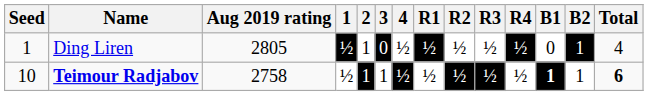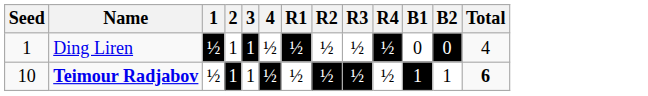- column: (269, 18)
(383, 47) 0 -> (251, 47) 1
(580, 47) 1 -> (447, 47) 0
(550, 76) bold -> (418, 76) normal
